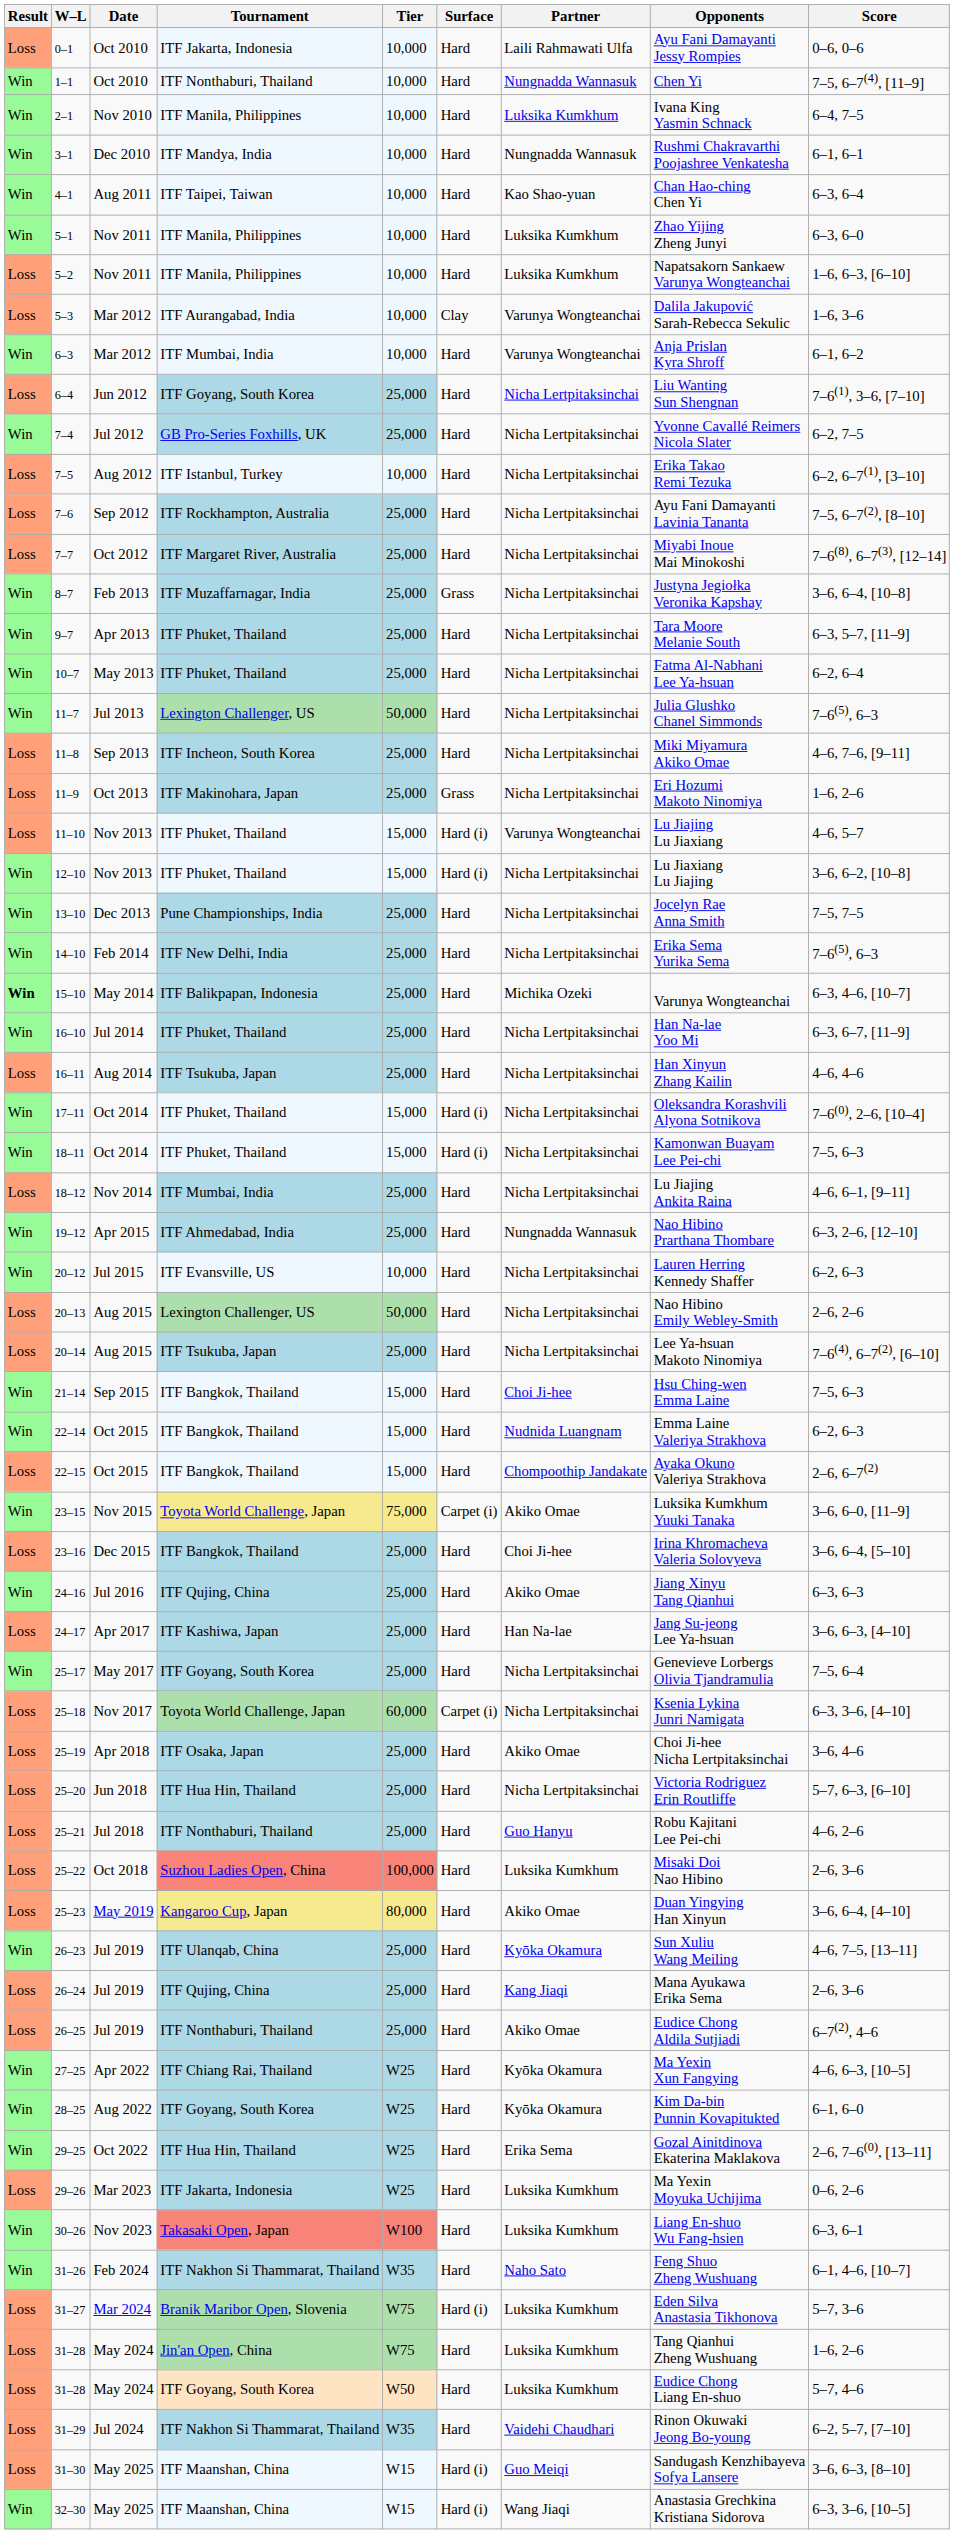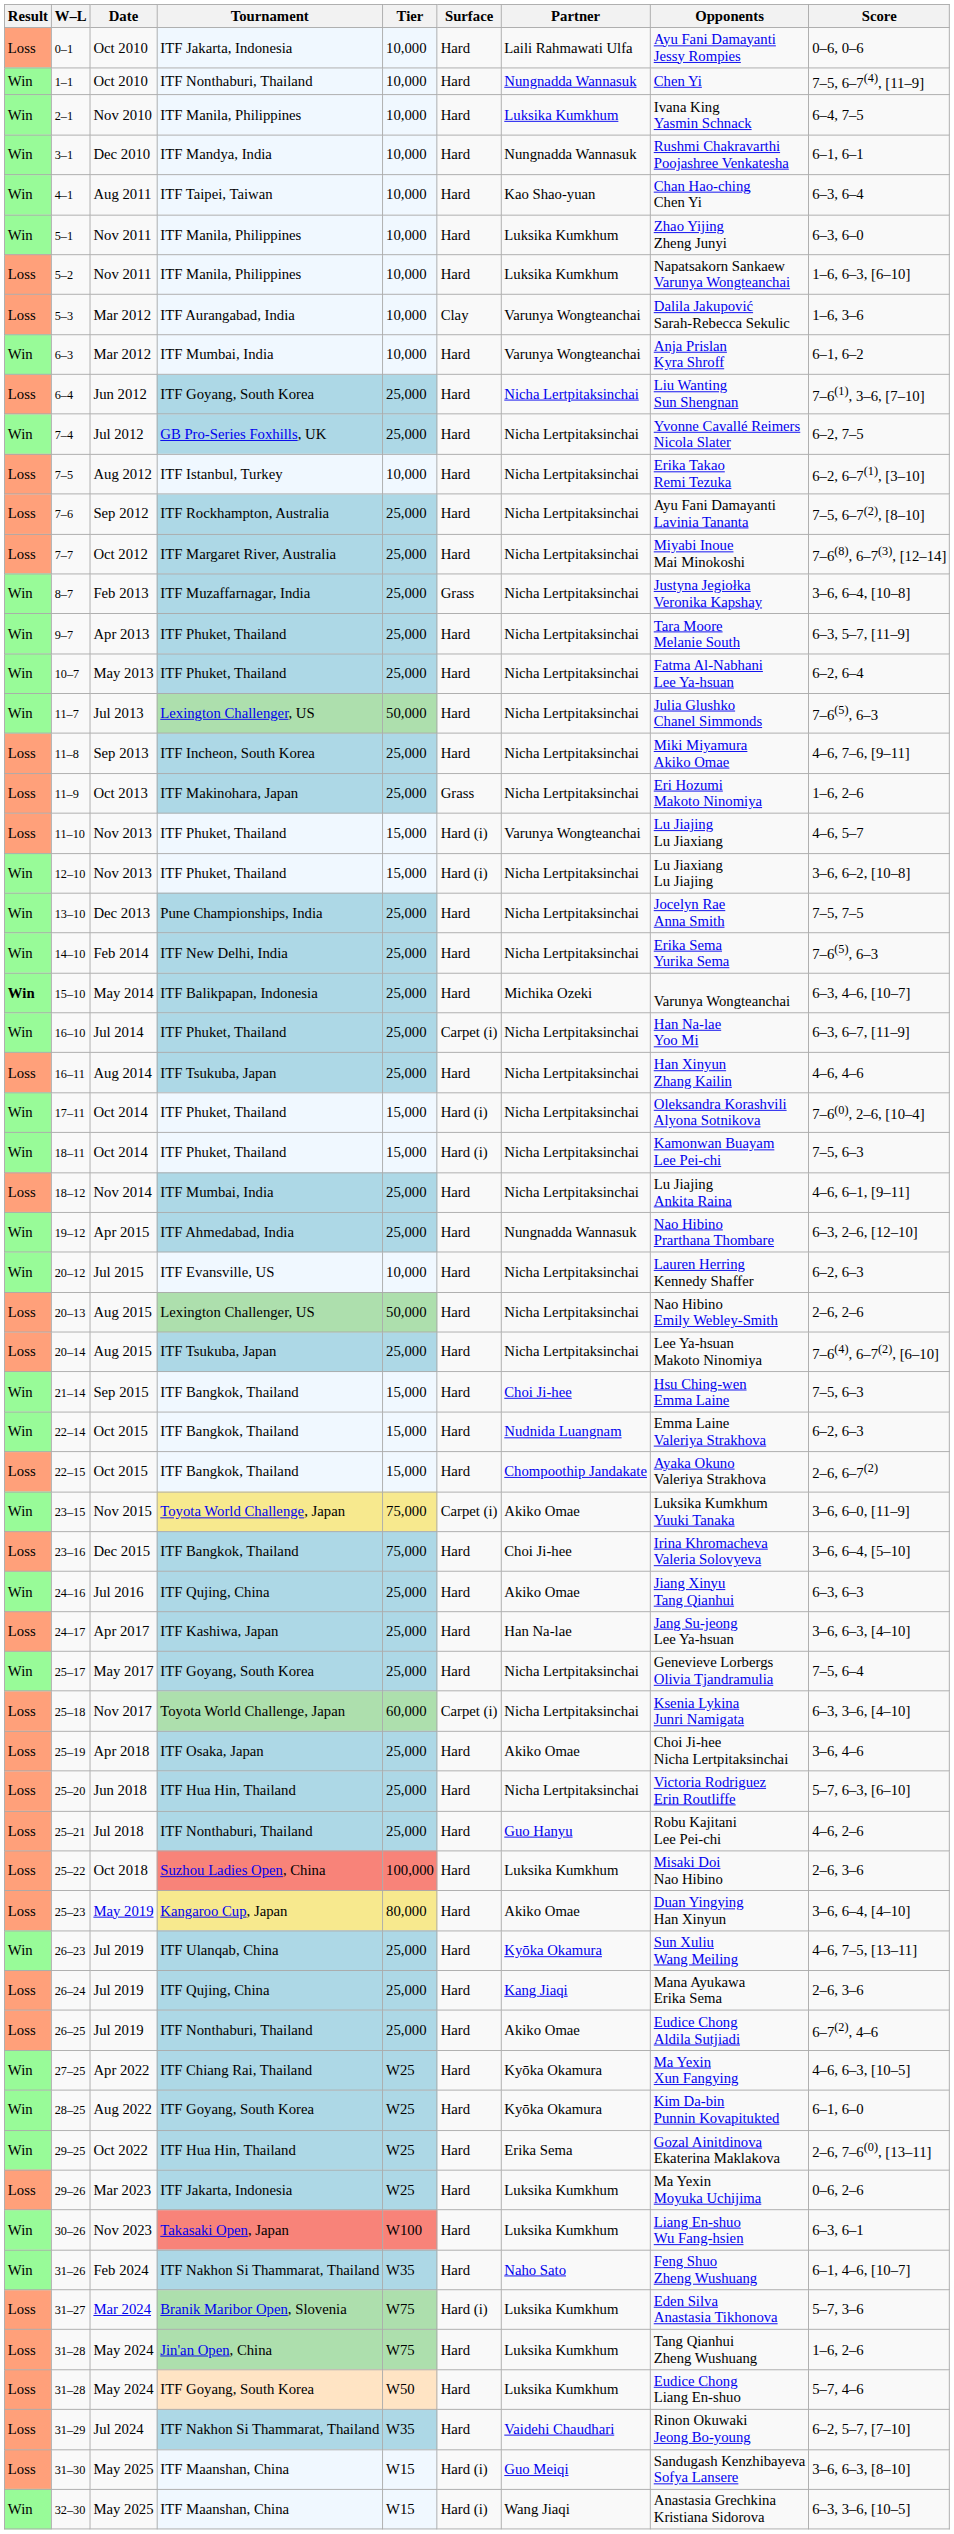(455, 1032) Hard -> (469, 1032) Carpet (i)
(406, 1551) 25,000 -> (406, 1551) 75,000
